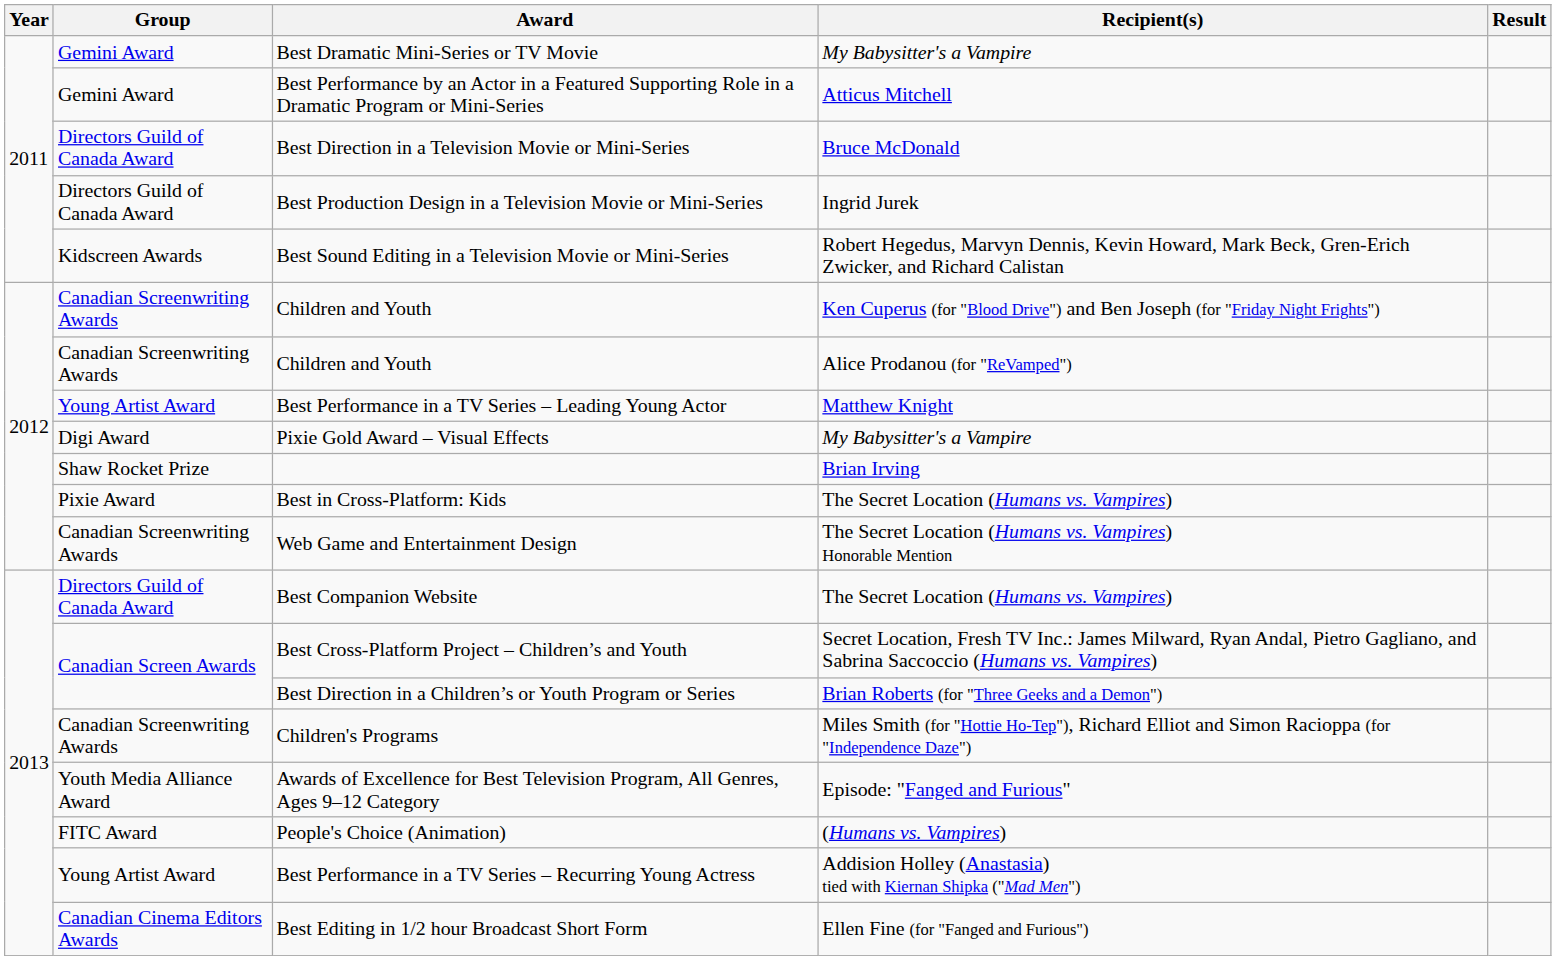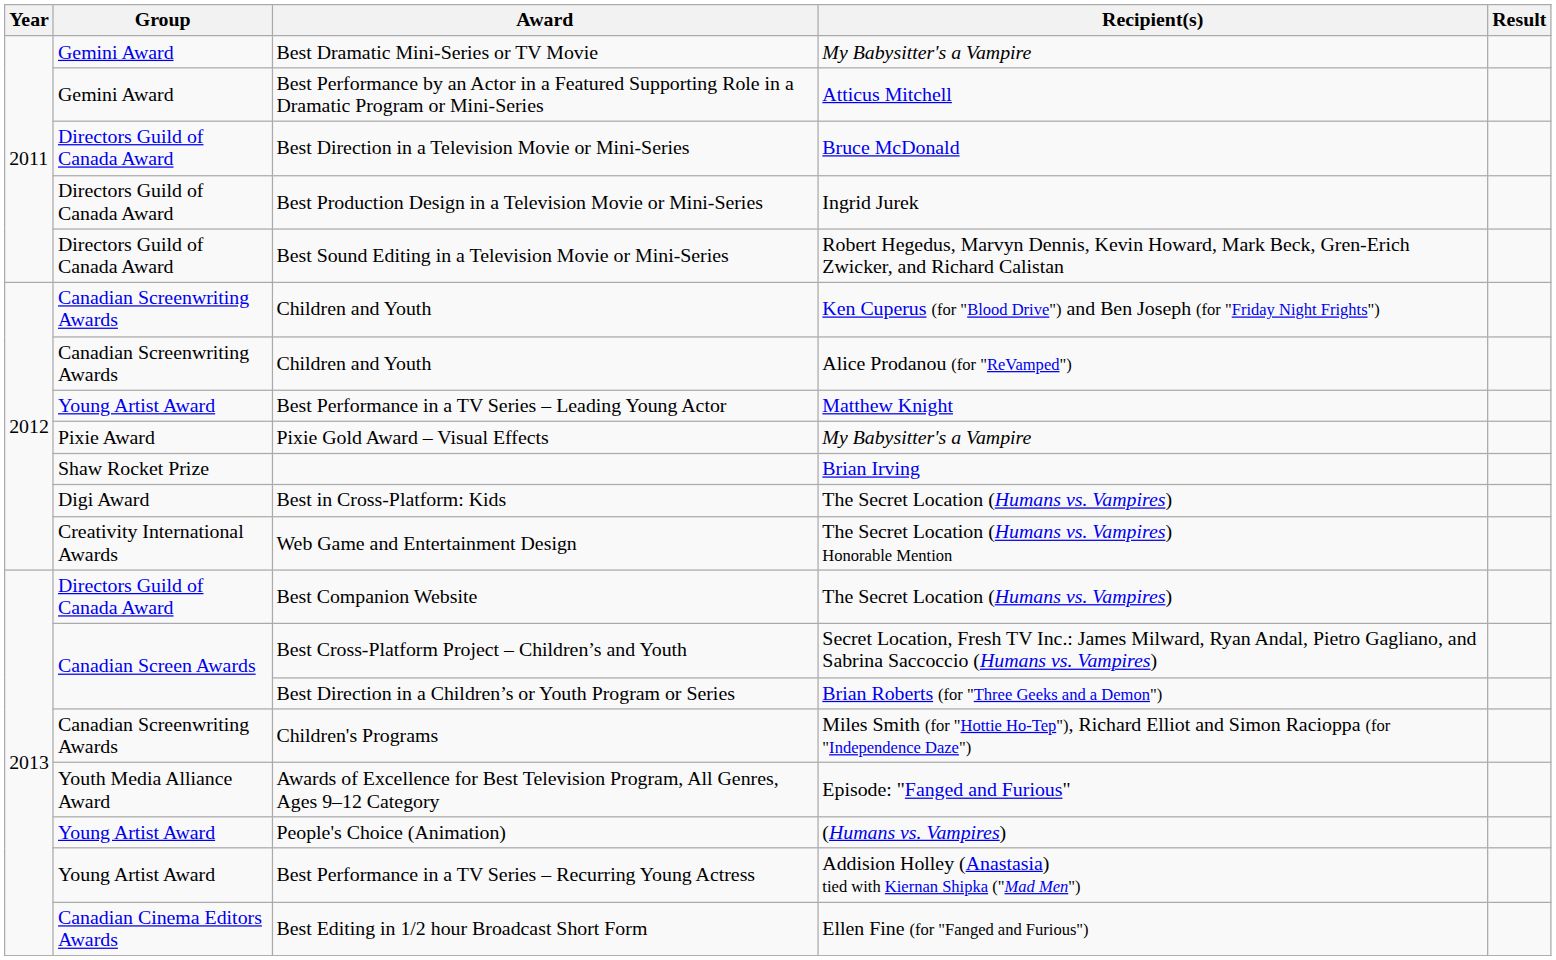(130, 255) Kidscreen Awards -> (131, 255) Directors Guild of Canada Award
(104, 437) Digi Award -> (106, 437) Pixie Award
(106, 500) Pixie Award -> (104, 500) Digi Award
(154, 542) Canadian Screenwriting Awards -> (151, 542) Creativity International Awards
(108, 832) FITC Award -> (137, 832) Young Artist Award
